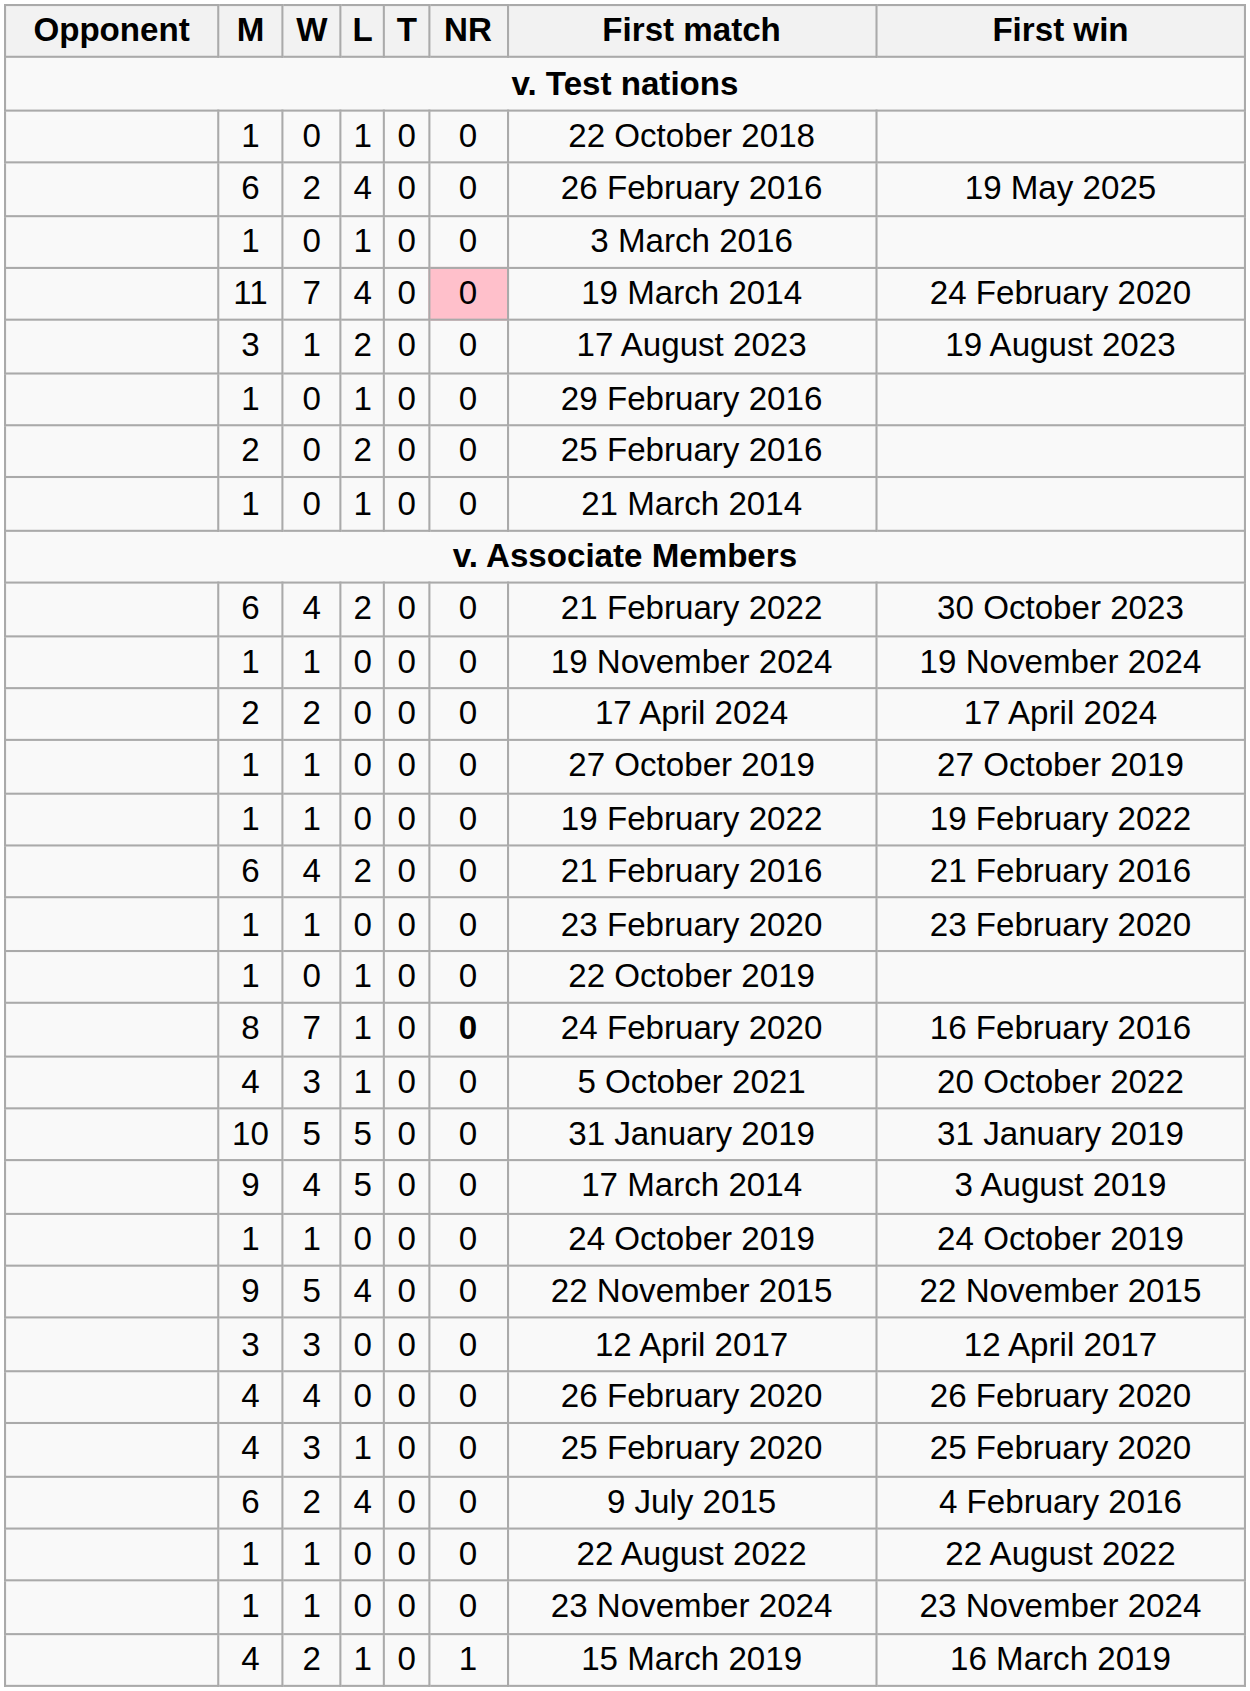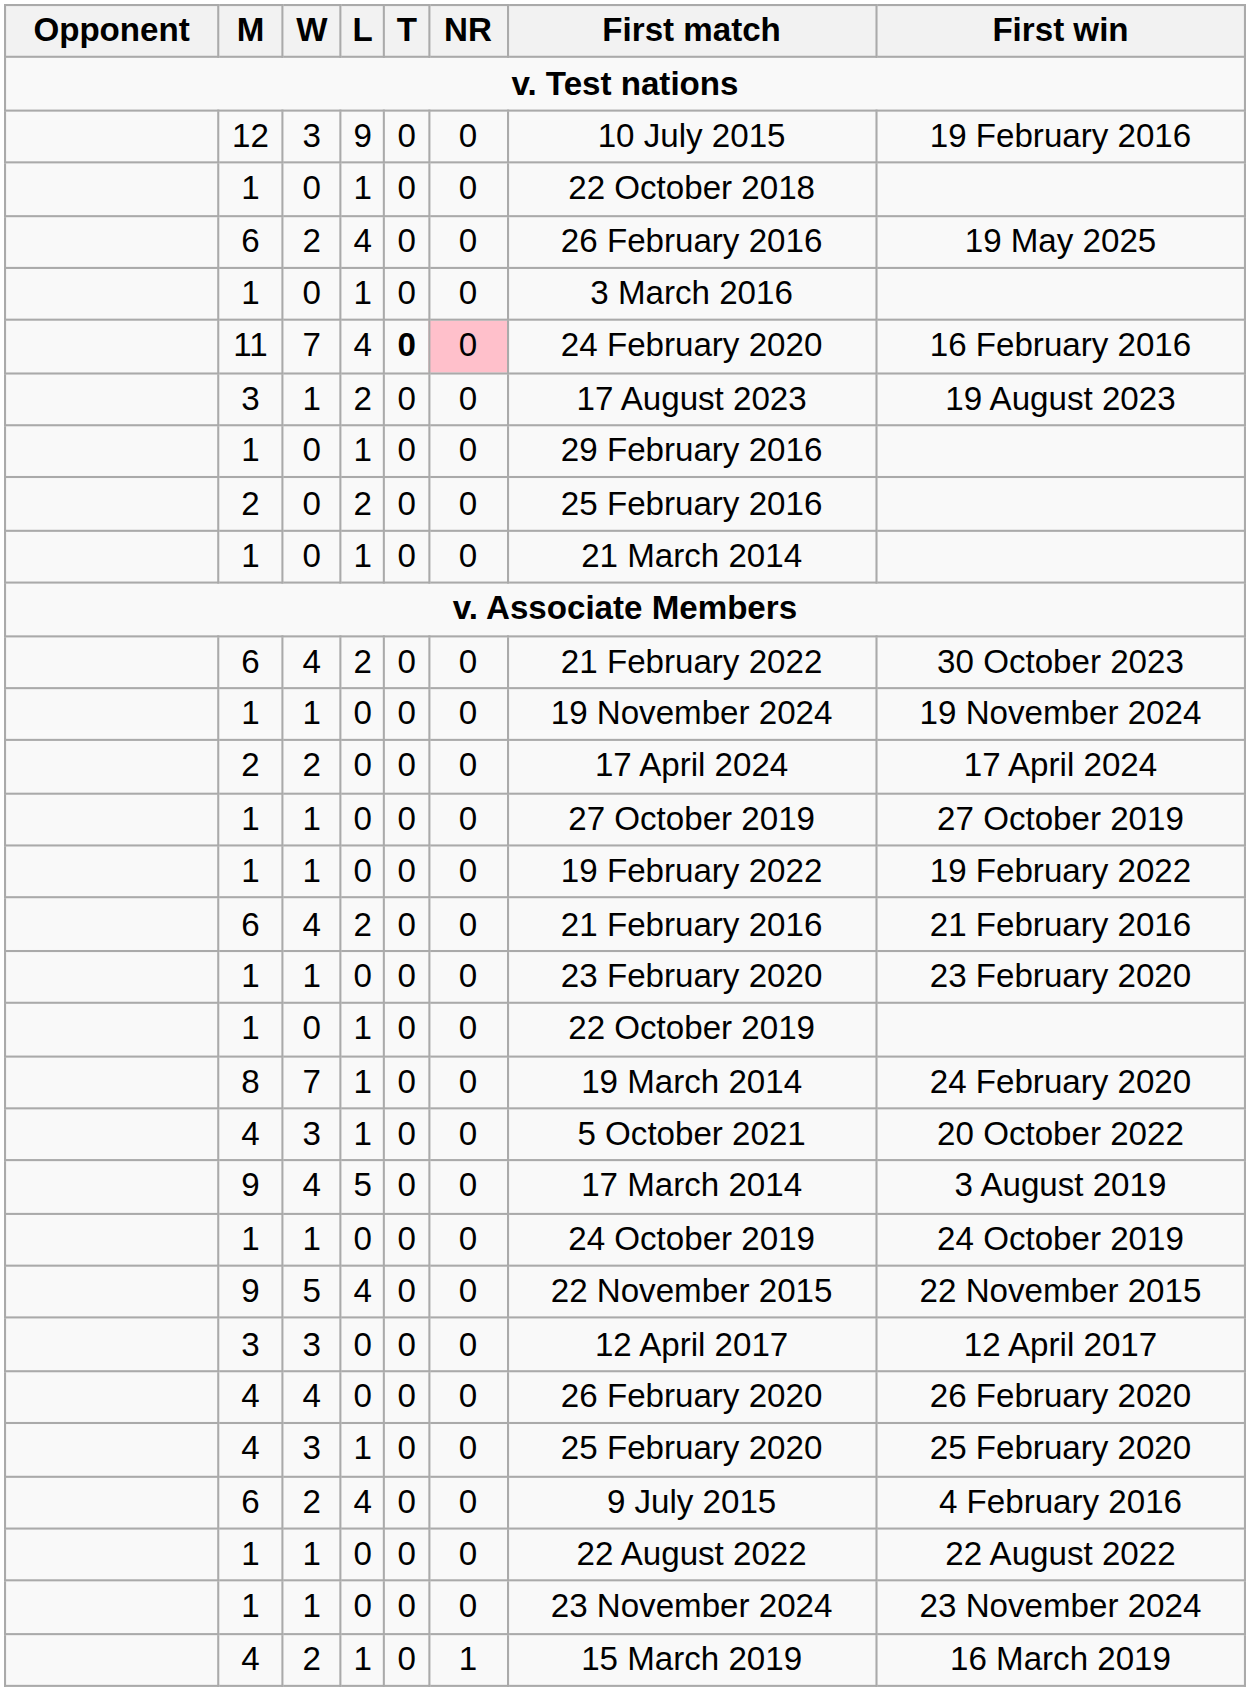+ row: (251, 135)
(407, 293) normal -> (407, 345) bold
(692, 293) 19 March 2014 -> (692, 345) 24 February 2020
(1060, 293) 24 February 2020 -> (1060, 345) 16 February 2016
(468, 1028) bold -> (468, 1081) normal
(692, 1028) 24 February 2020 -> (692, 1081) 19 March 2014
(1060, 1028) 16 February 2016 -> (1060, 1081) 24 February 2020
- row: (251, 1133)
